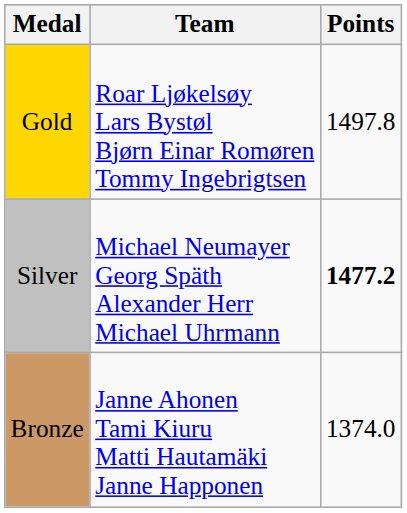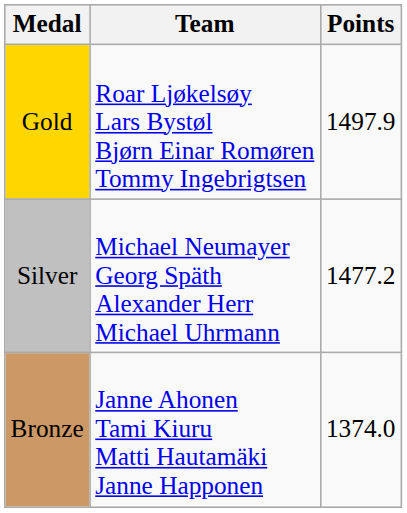(361, 121) 1497.8 -> (361, 121) 1497.9
(361, 275) bold -> (361, 275) normal
